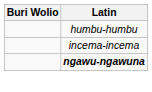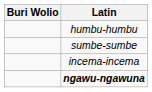+ row: (104, 45)
